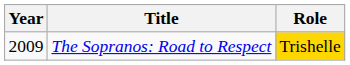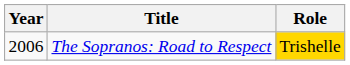(26, 45) 2009 -> (26, 45) 2006
